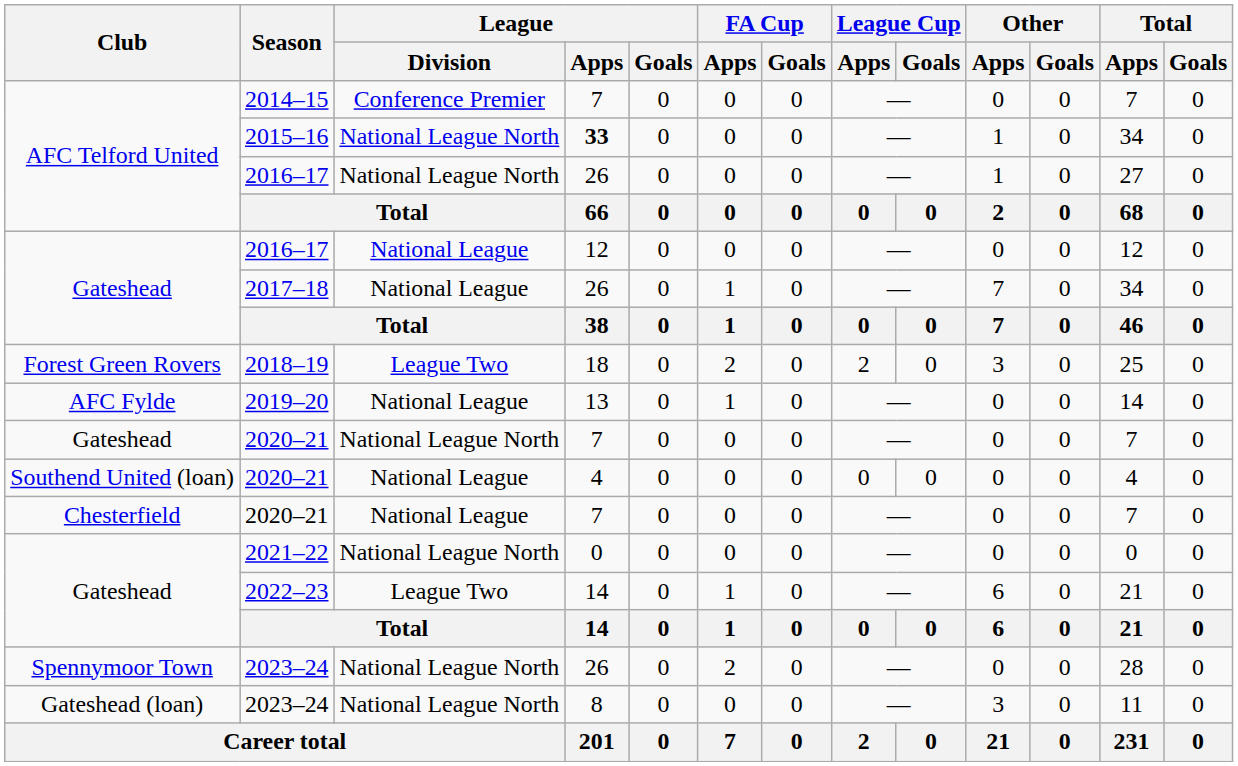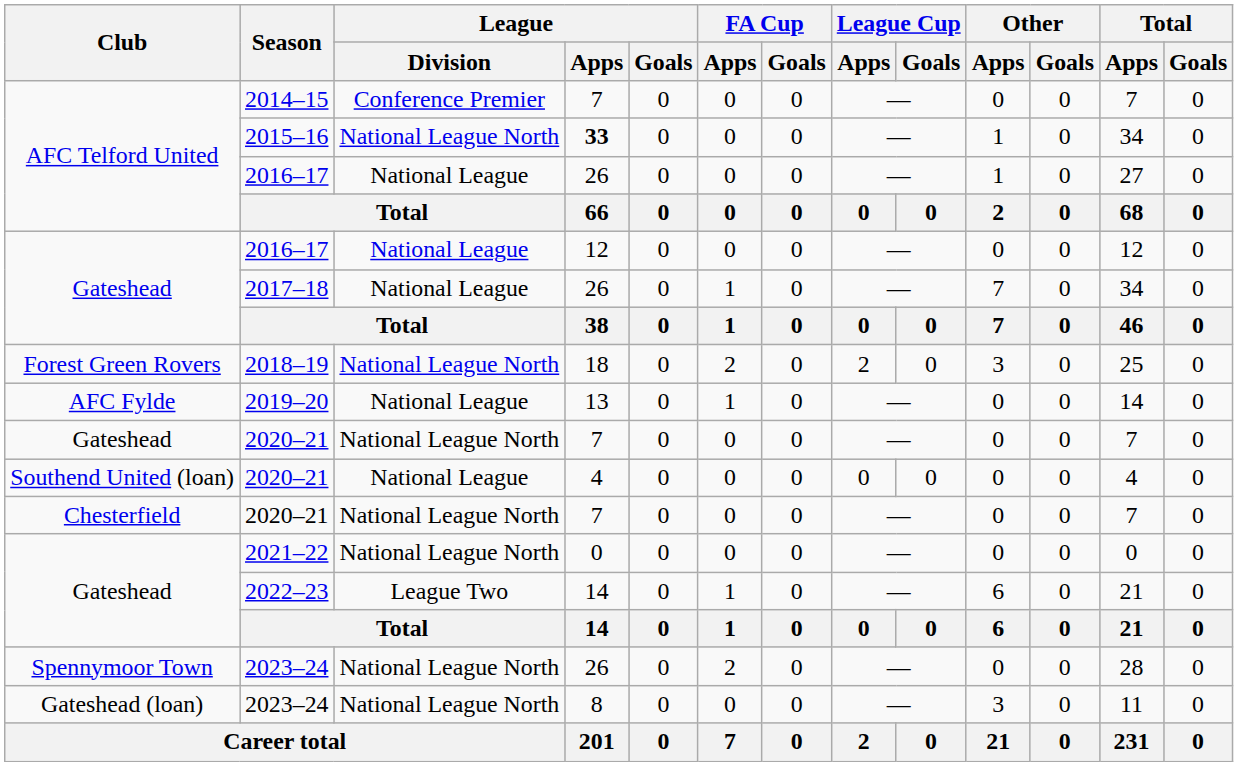(449, 174) National League North -> (449, 174) National League
(449, 363) League Two -> (449, 363) National League North
(449, 514) National League -> (449, 514) National League North
